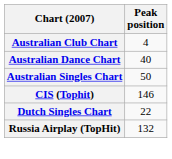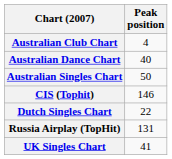(146, 128) 132 -> (146, 128) 131
+ row: (65, 146)
